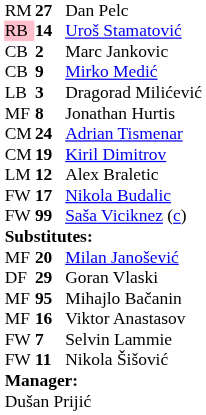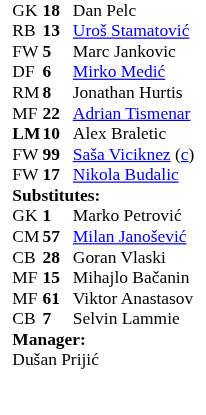(18, 10) RM -> (25, 10) GK
(44, 10) 27 -> (51, 10) 18
(16, 30) pink background -> (24, 30) no background
(44, 30) 14 -> (51, 30) 13
(16, 51) CB -> (25, 51) FW
(39, 51) 2 -> (47, 51) 5
(16, 71) CB -> (23, 71) DF
(39, 71) 9 -> (47, 71) 6
- row: (134, 92)
(17, 113) MF -> (26, 92) RM
(18, 133) CM -> (25, 113) MF
(44, 133) 24 -> (51, 113) 22
- row: (116, 154)
(18, 174) normal -> (26, 133) bold
(44, 174) 12 -> (51, 133) 10
rows swapped: (118, 195) <-> (126, 215)
+ row: (127, 215)
(17, 257) MF -> (26, 236) CM
(44, 257) 20 -> (51, 236) 57
(16, 277) DF -> (24, 257) CB
(44, 277) 29 -> (51, 257) 28
(44, 298) 95 -> (51, 277) 15
(44, 318) 16 -> (51, 298) 61
(18, 339) FW -> (24, 318) CB
- row: (117, 359)
